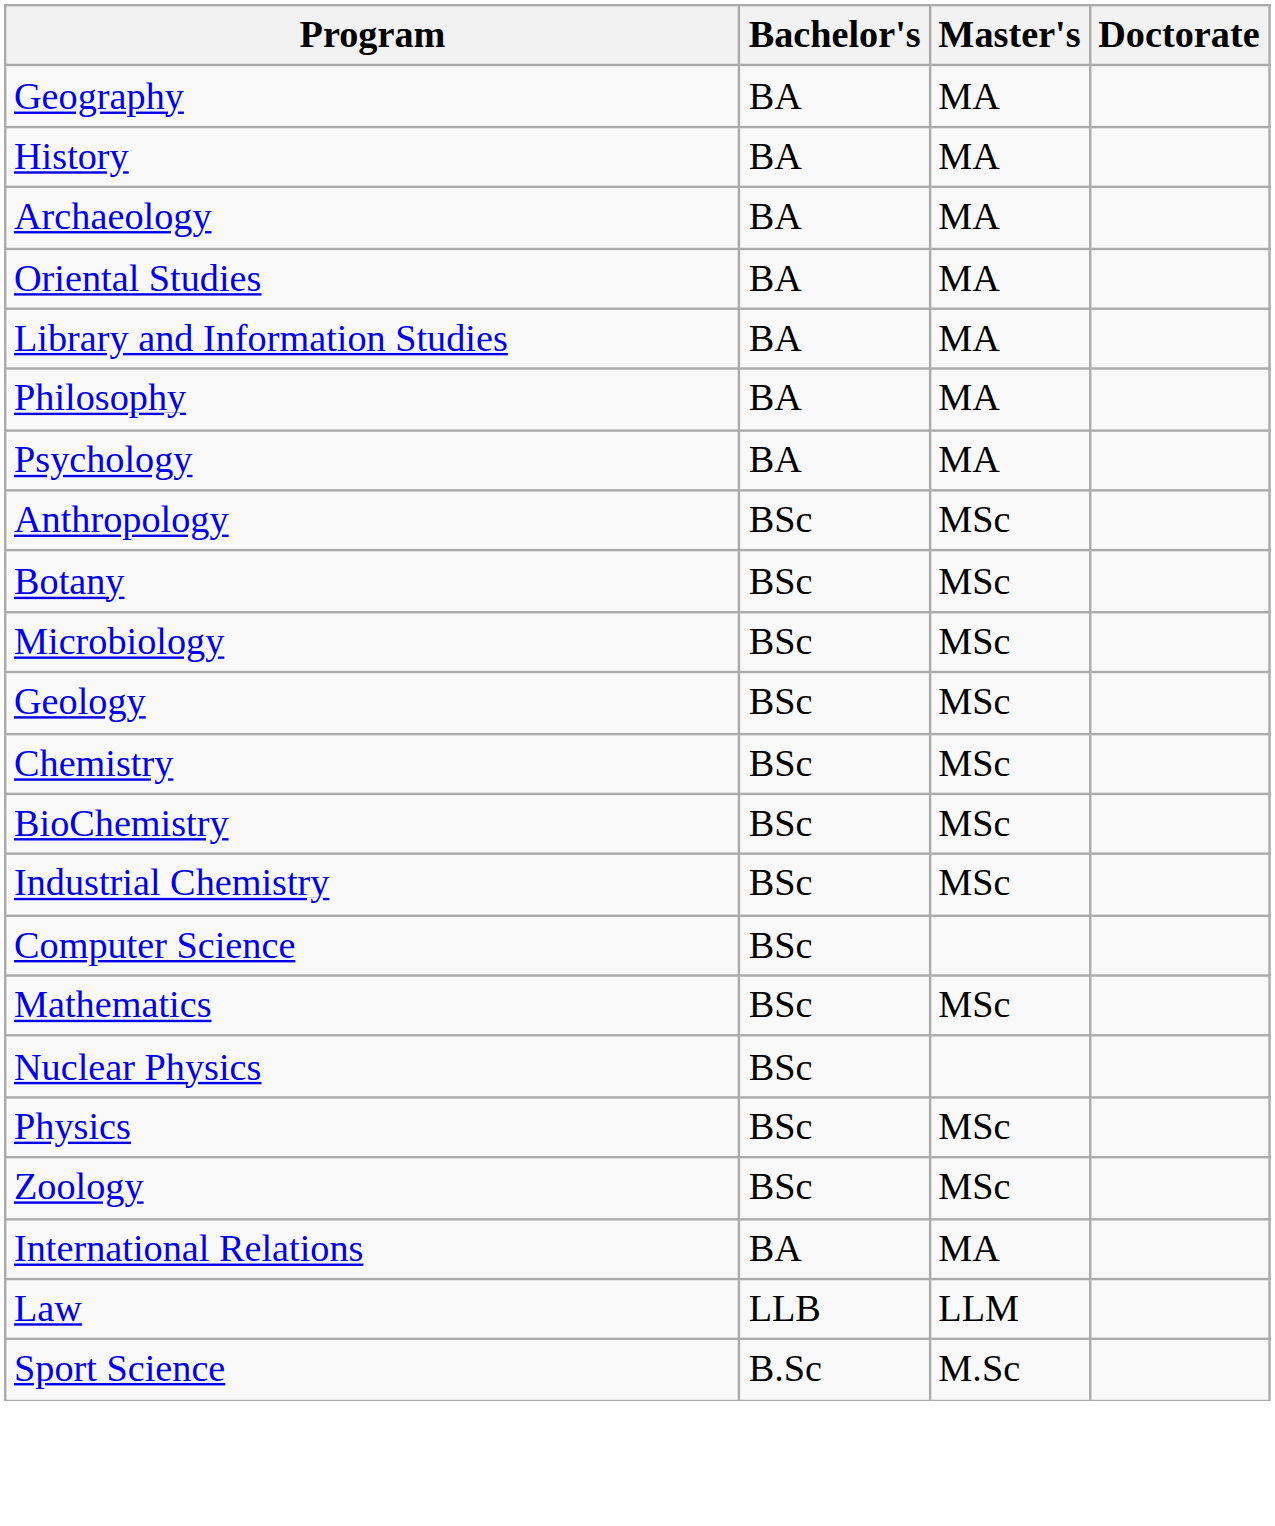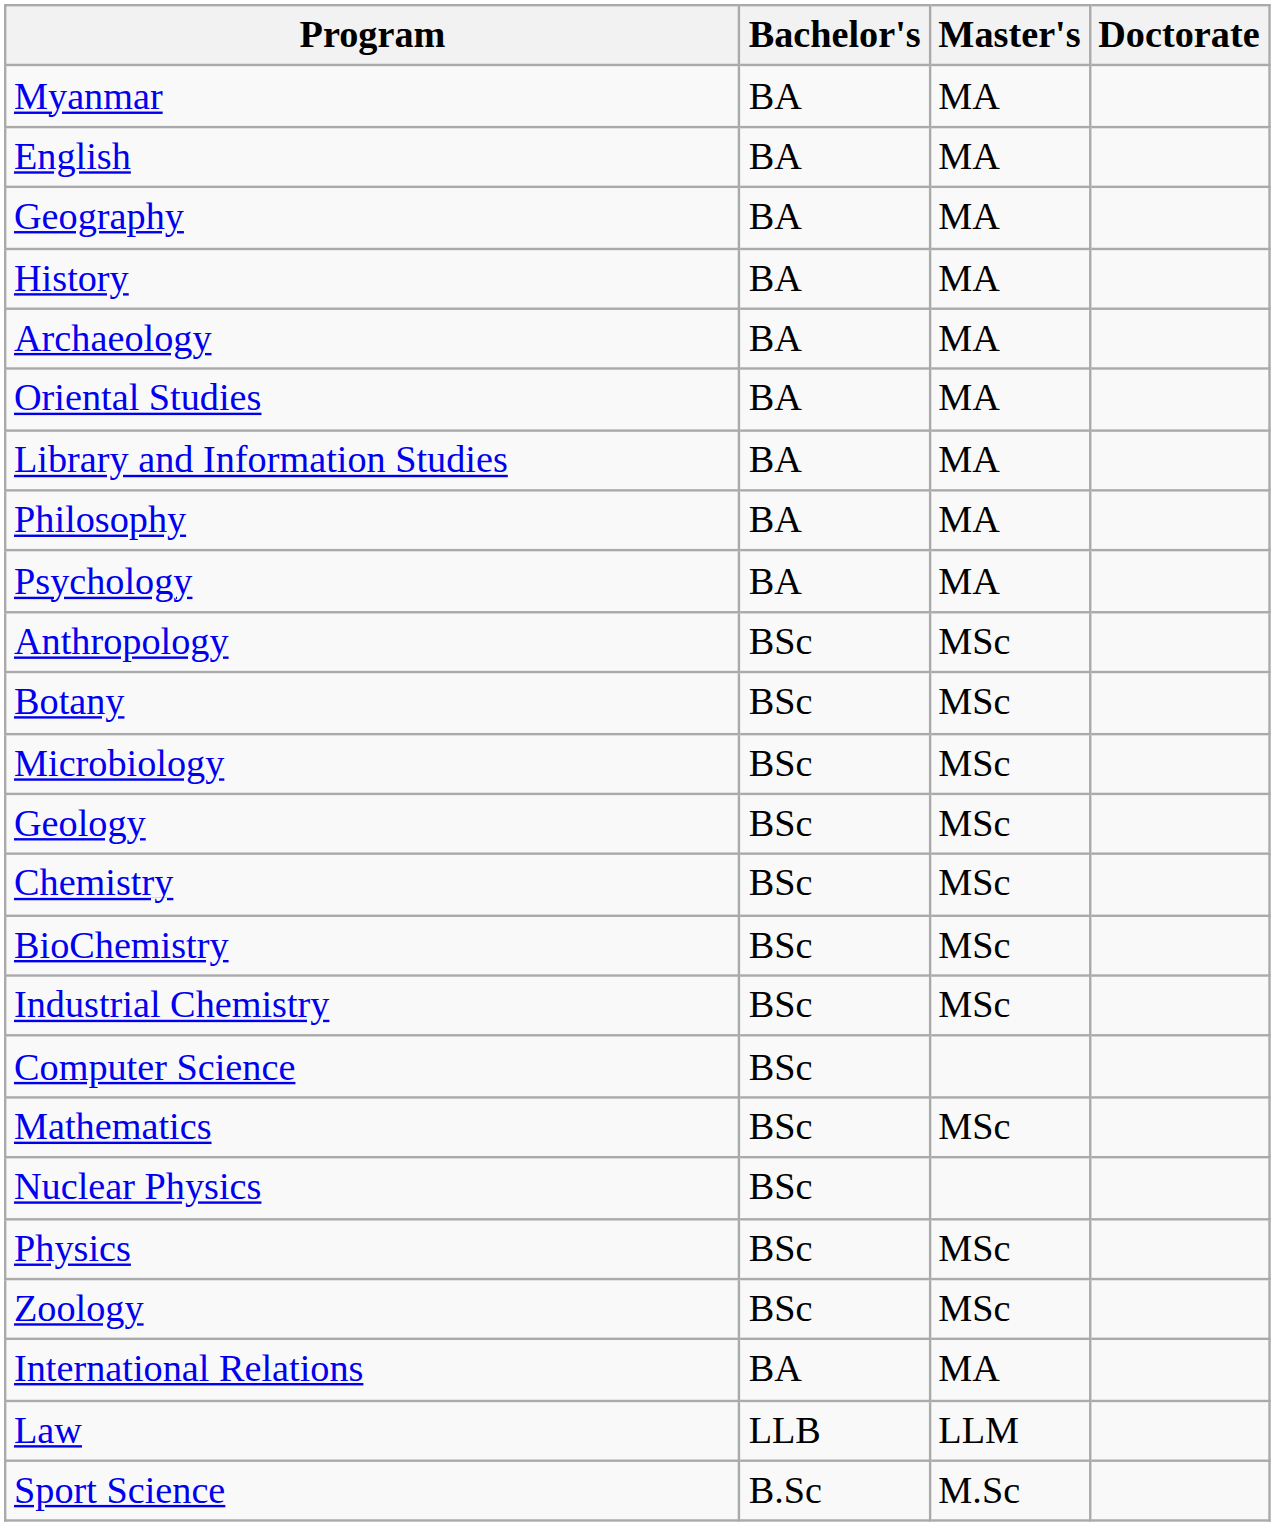+ row: (88, 95)
+ row: (72, 156)
